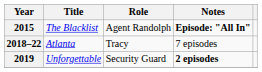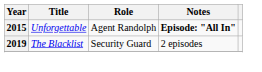(72, 28) The Blacklist -> (59, 28) Unforgettable
- row: (24, 43)
(74, 59) Unforgettable -> (57, 43) The Blacklist
(197, 59) bold -> (182, 43) normal
